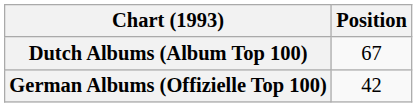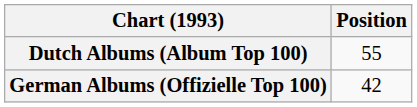(372, 53) 67 -> (372, 53) 55
